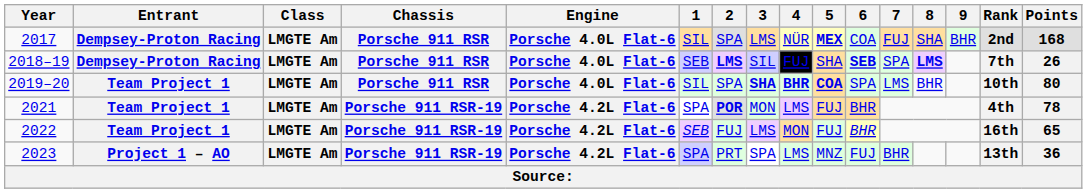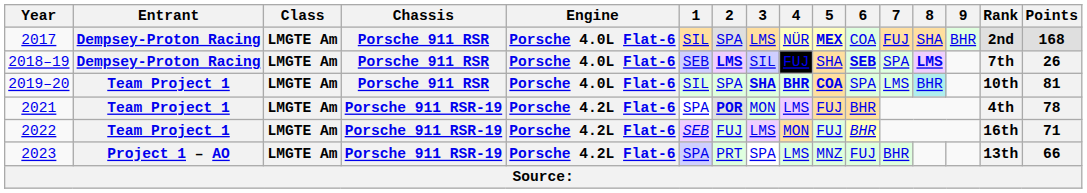(930, 85) no background -> (930, 85) paleturquoise background
(1052, 85) 80 -> (1052, 85) 81
(1052, 131) 65 -> (1052, 131) 71
(1052, 154) 36 -> (1052, 154) 66
